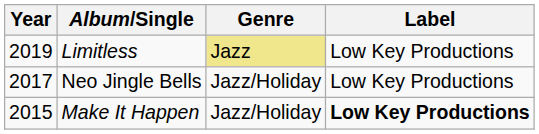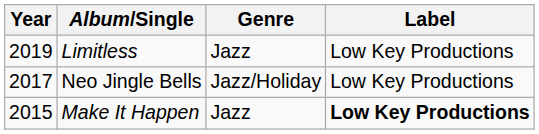(231, 50) khaki background -> (231, 50) no background
(266, 112) Jazz/Holiday -> (231, 112) Jazz
